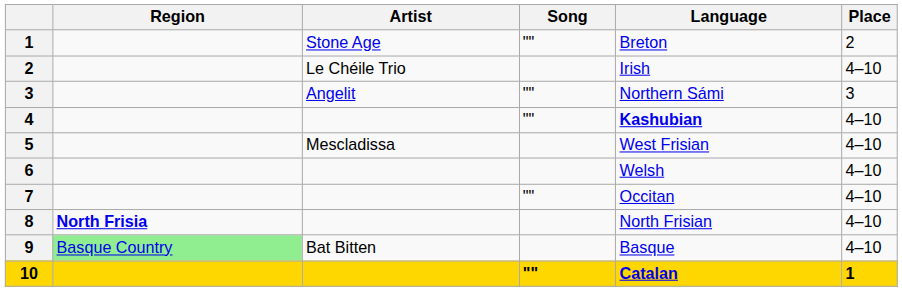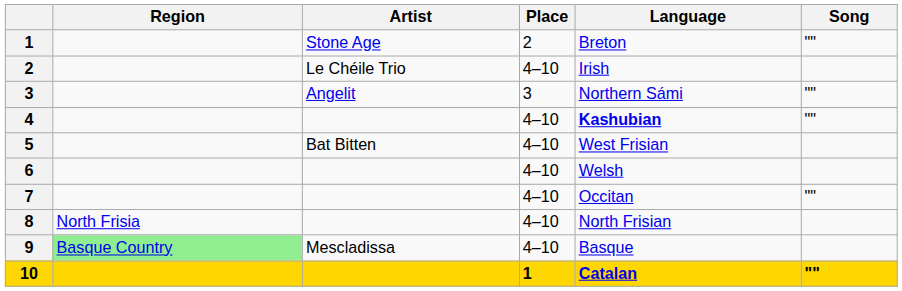columns swapped: (567, 17) <-> (870, 17)
(350, 145) Mescladissa -> (341, 145) Bat Bitten
(102, 222) bold -> (98, 222) normal
(341, 247) Bat Bitten -> (350, 247) Mescladissa
